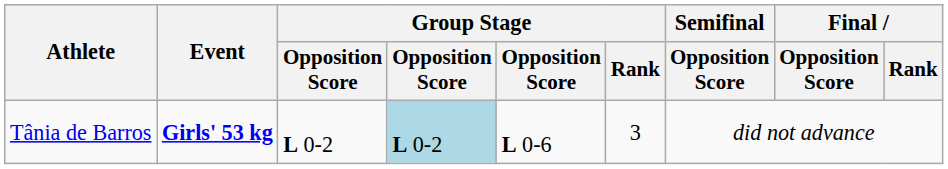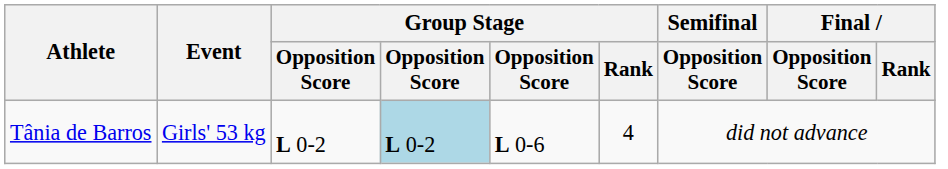(217, 132) bold -> (214, 132) normal
(635, 132) 3 -> (628, 132) 4
